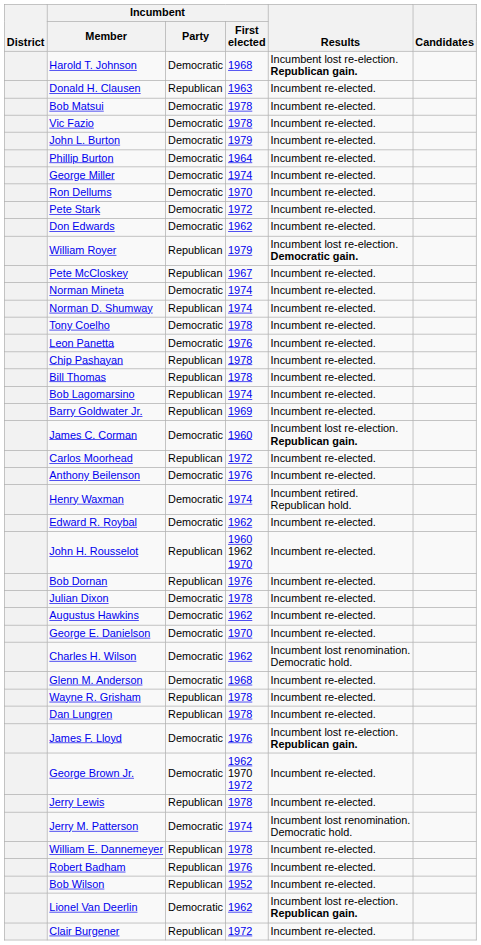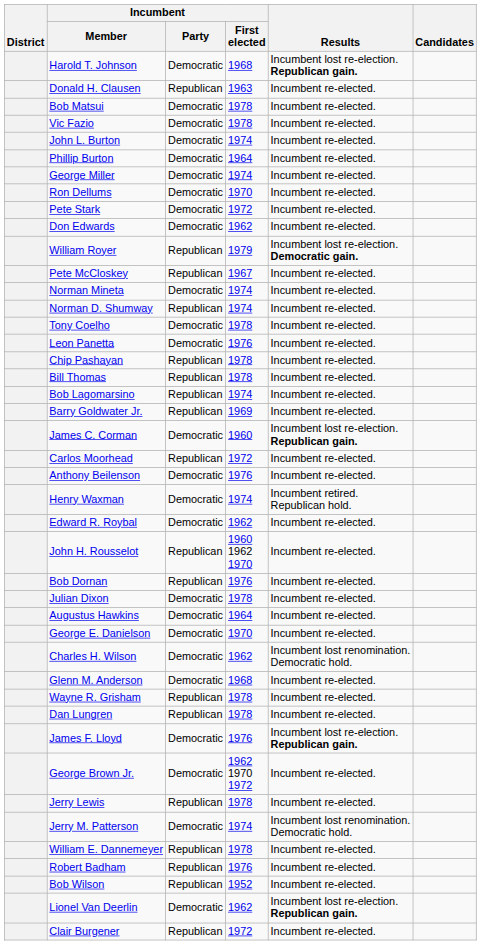(240, 141) 1979 -> (240, 141) 1974
(240, 616) 1962 -> (240, 616) 1964
